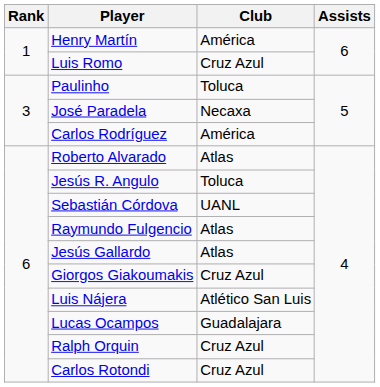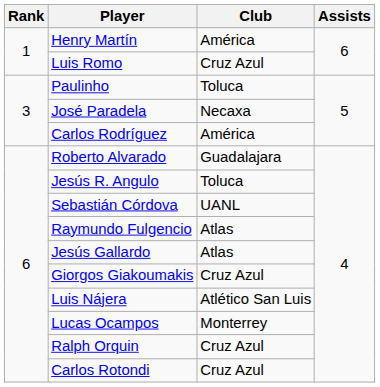(217, 157) Atlas -> (241, 157) Guadalajara
(241, 323) Guadalajara -> (234, 323) Monterrey
